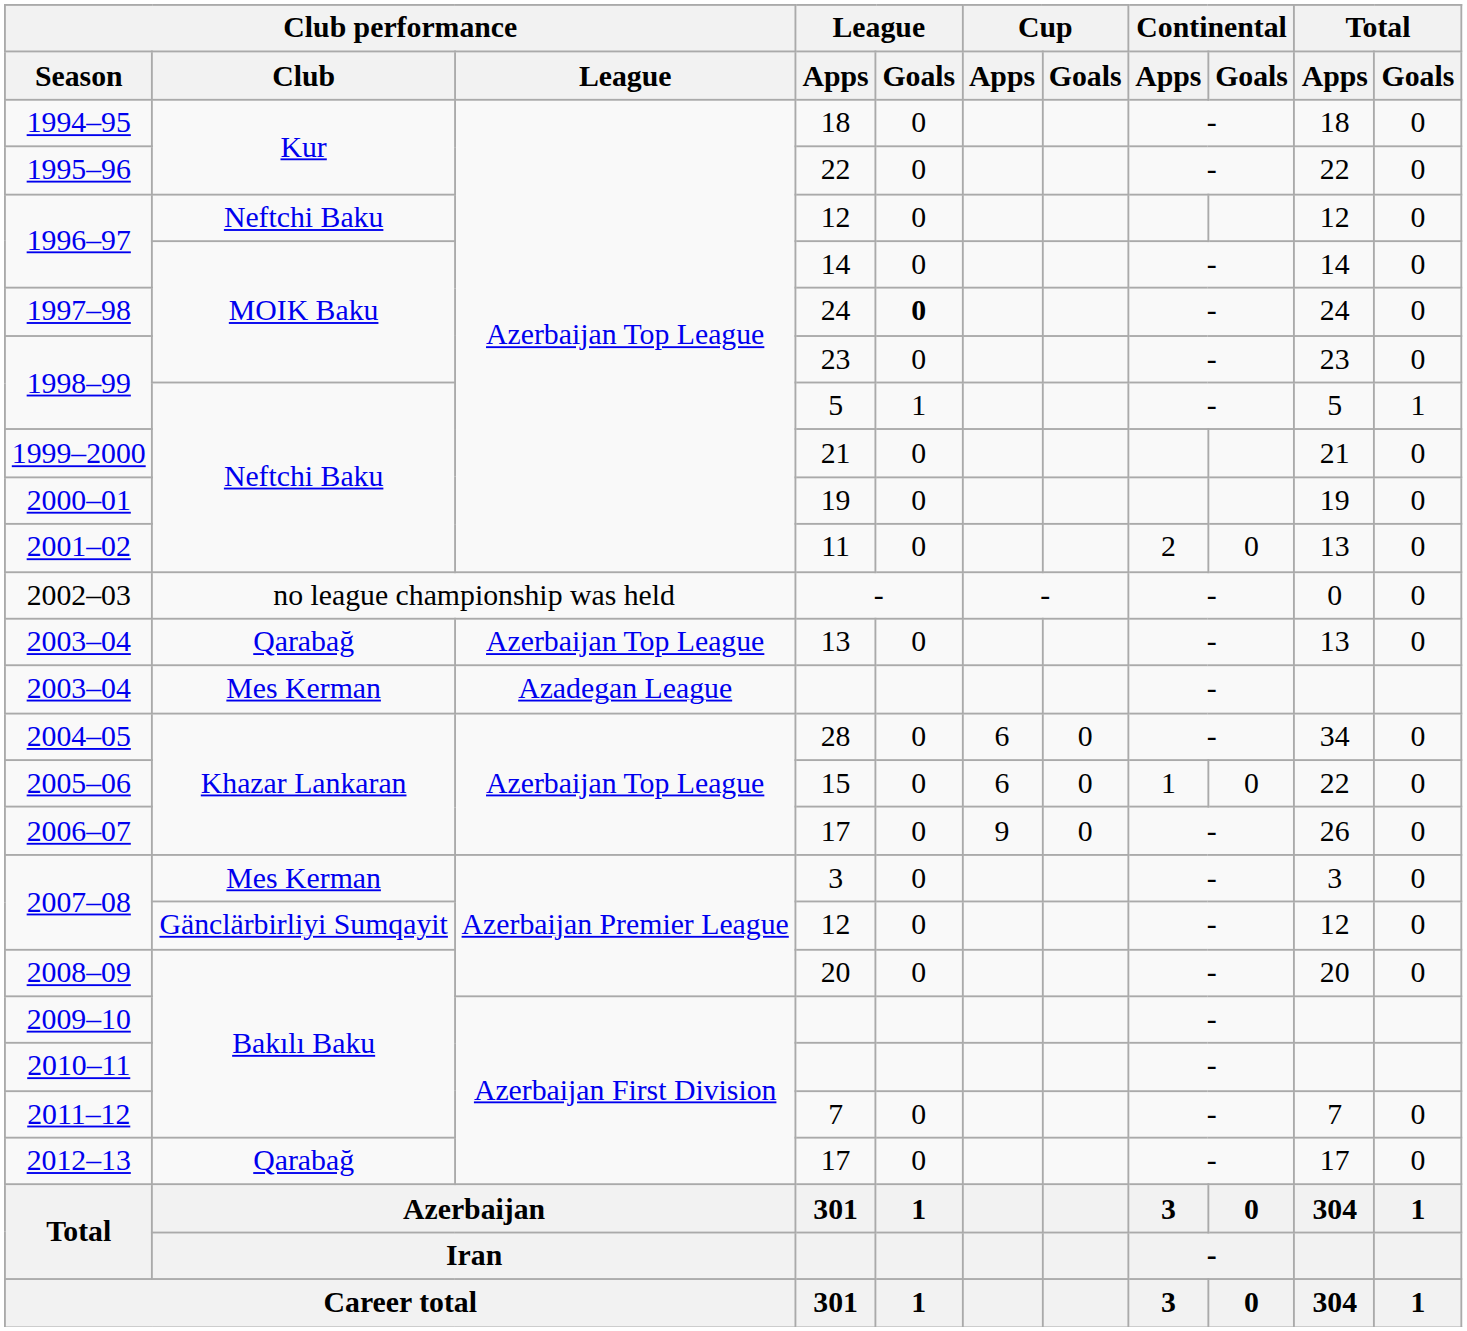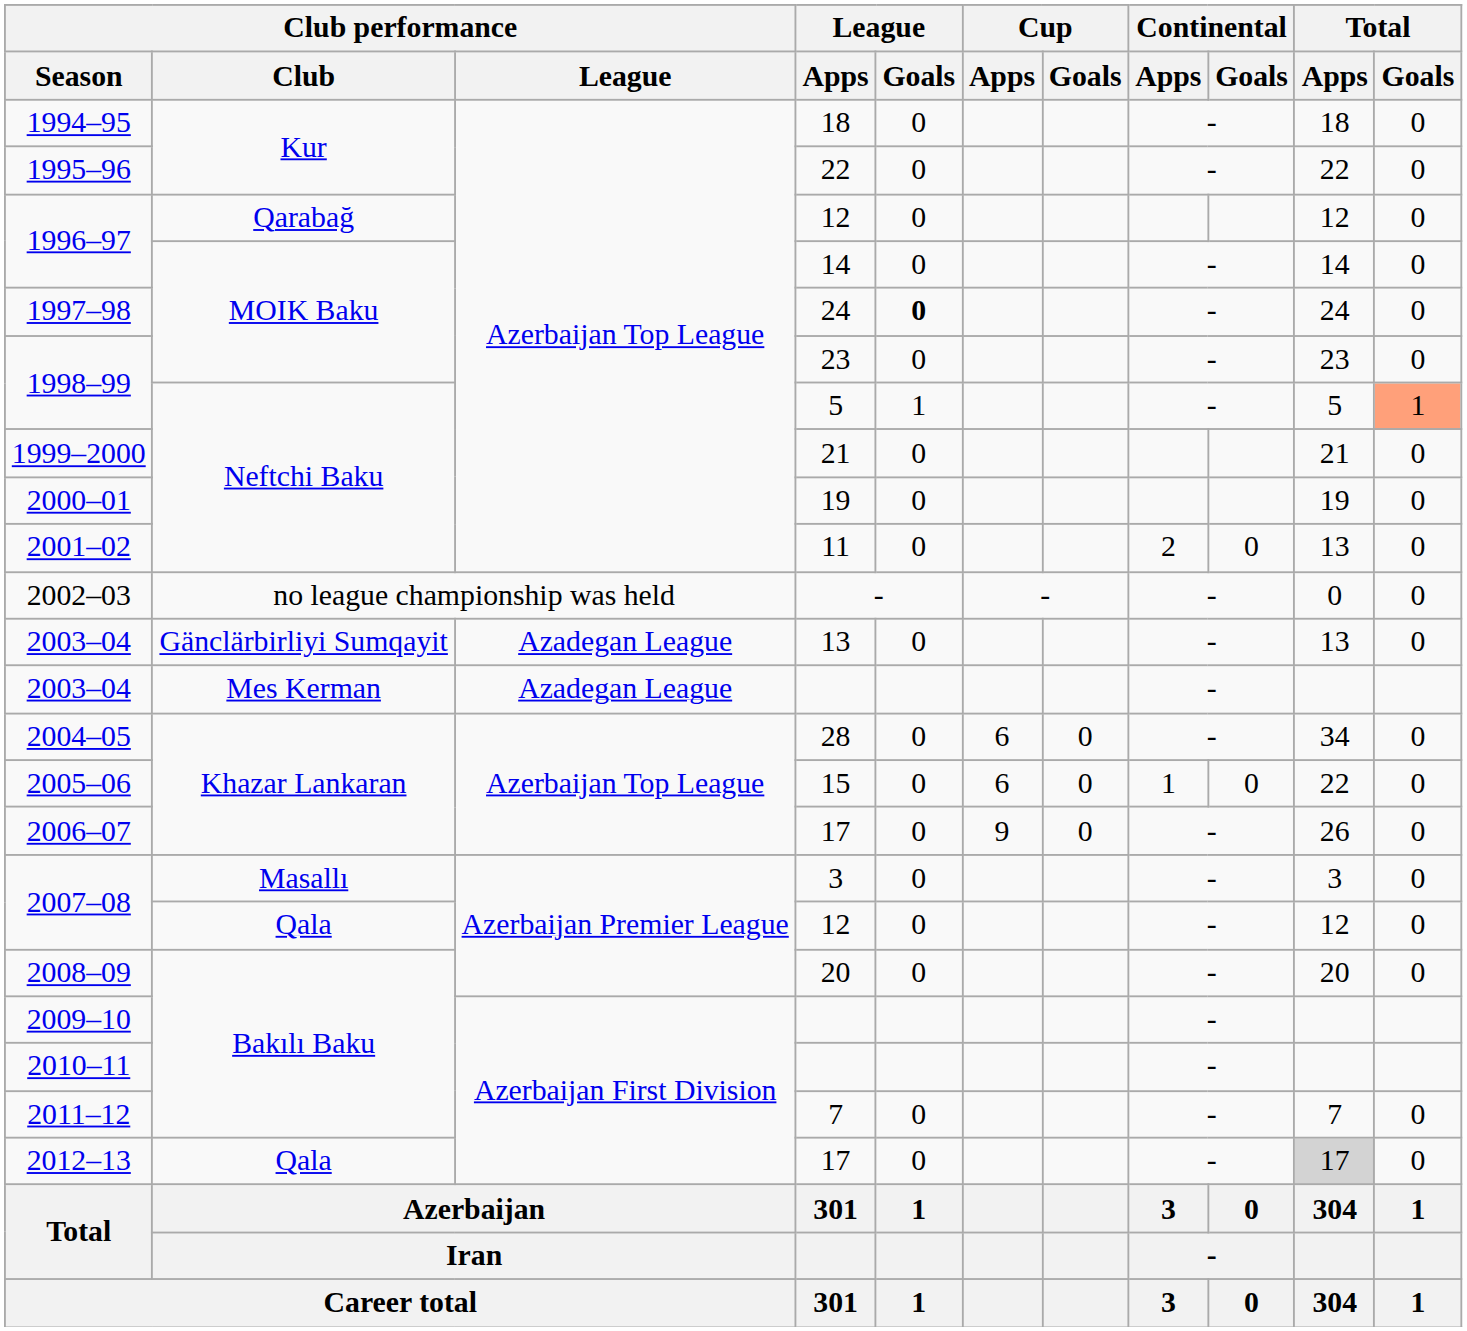(304, 216) Neftchi Baku -> (304, 216) Qarabağ
(1418, 405) no background -> (1418, 405) lightsalmon background
(304, 641) Qarabağ -> (304, 641) Gänclärbirliyi Sumqayit
(625, 641) Azerbaijan Top League -> (625, 641) Azadegan League
(304, 877) Mes Kerman -> (304, 877) Masallı
(304, 924) Gänclärbirliyi Sumqayit -> (304, 924) Qala
(304, 1160) Qarabağ -> (304, 1160) Qala
(1335, 1160) no background -> (1335, 1160) lightgrey background
